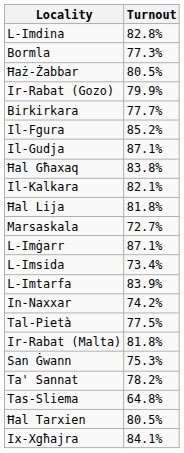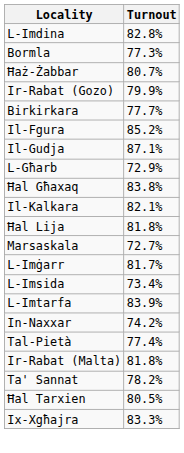(145, 72) 80.5% -> (145, 72) 80.7%
+ row: (32, 168)
(145, 245) 87.1% -> (145, 265) 81.7%
(145, 323) 77.5% -> (145, 342) 77.4%
- row: (39, 361)
- row: (43, 400)
(145, 438) 84.1% -> (145, 419) 83.3%
